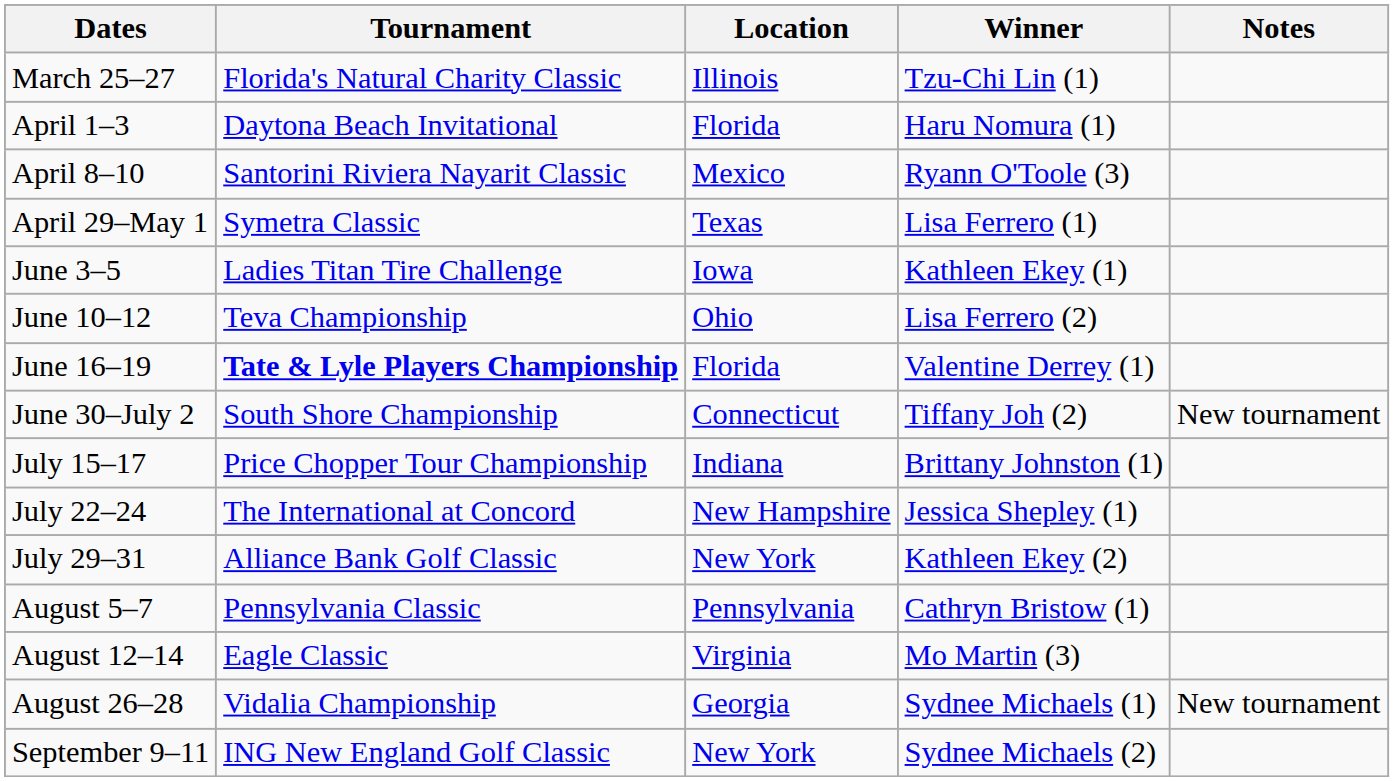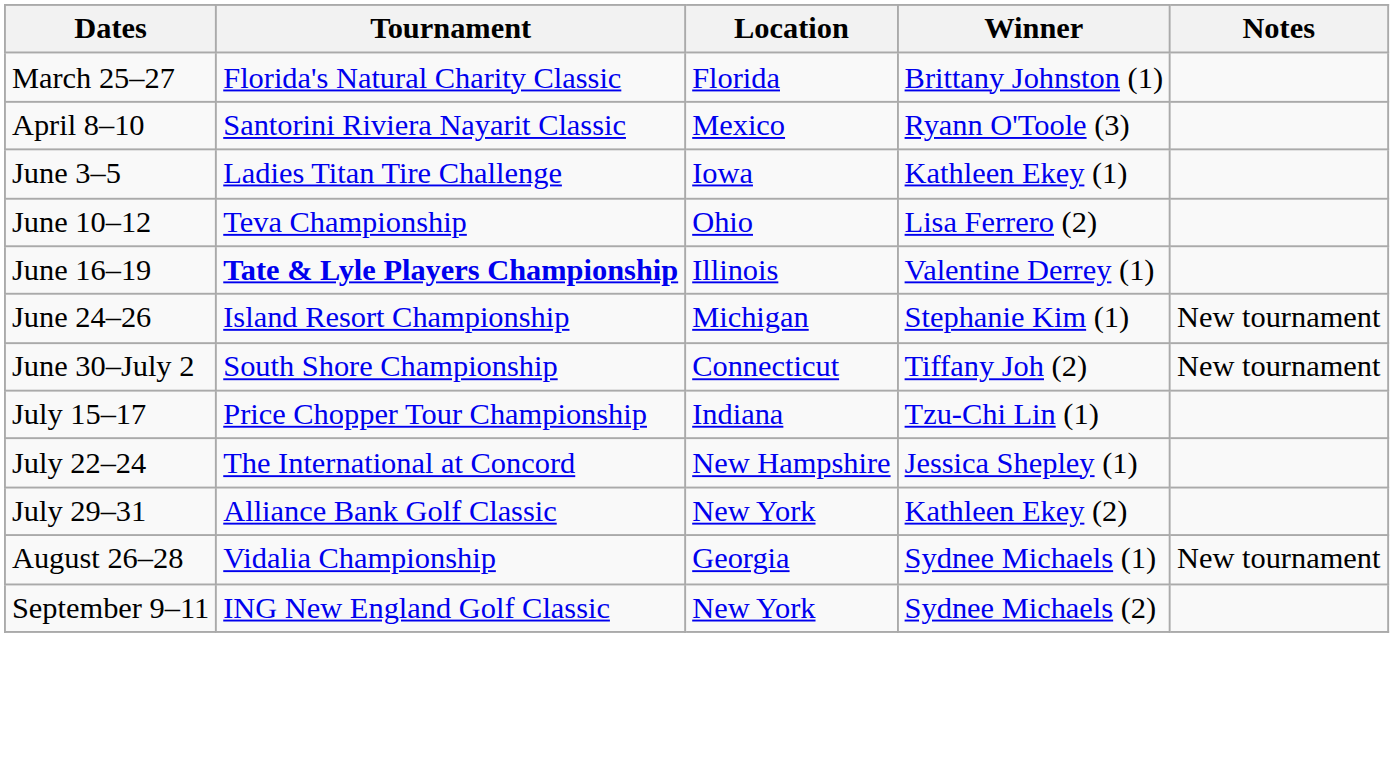(735, 76) Illinois -> (736, 76) Florida
(1002, 76) Tzu-Chi Lin (1) -> (1034, 76) Brittany Johnston (1)
- row: (71, 125)
- row: (110, 221)
(736, 366) Florida -> (735, 269) Illinois
+ row: (82, 317)
(1034, 462) Brittany Johnston (1) -> (1002, 414) Tzu-Chi Lin (1)
- row: (82, 607)
- row: (98, 655)
